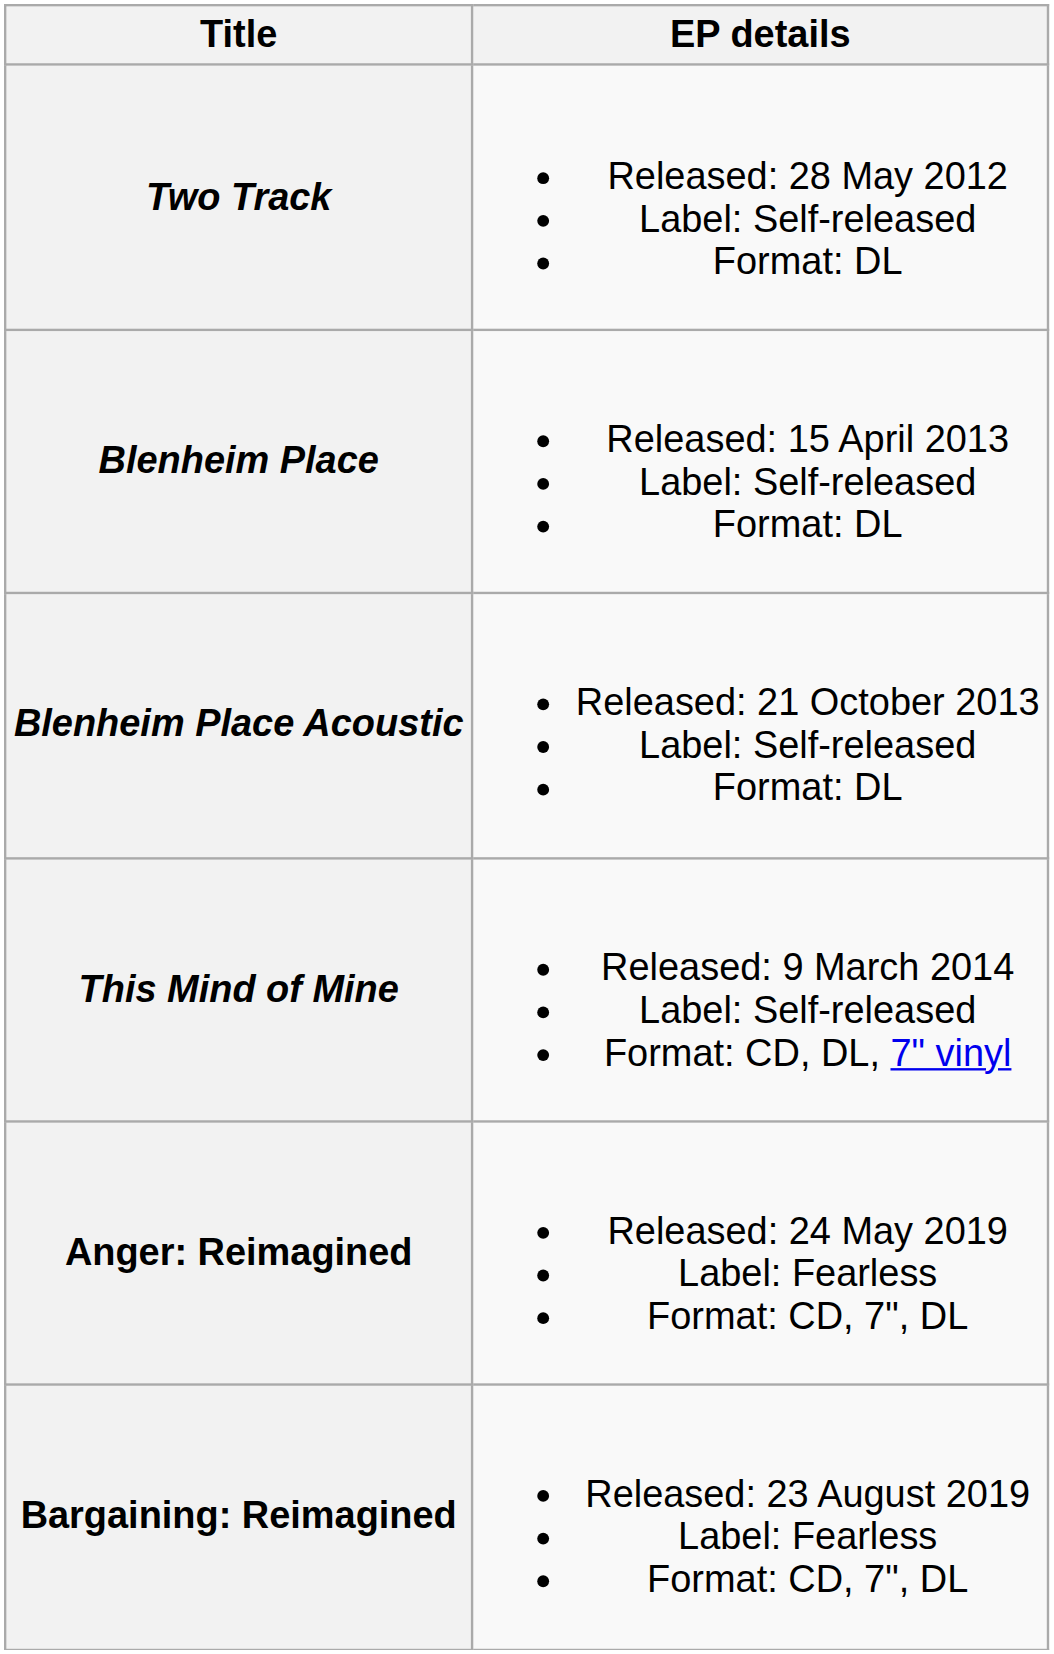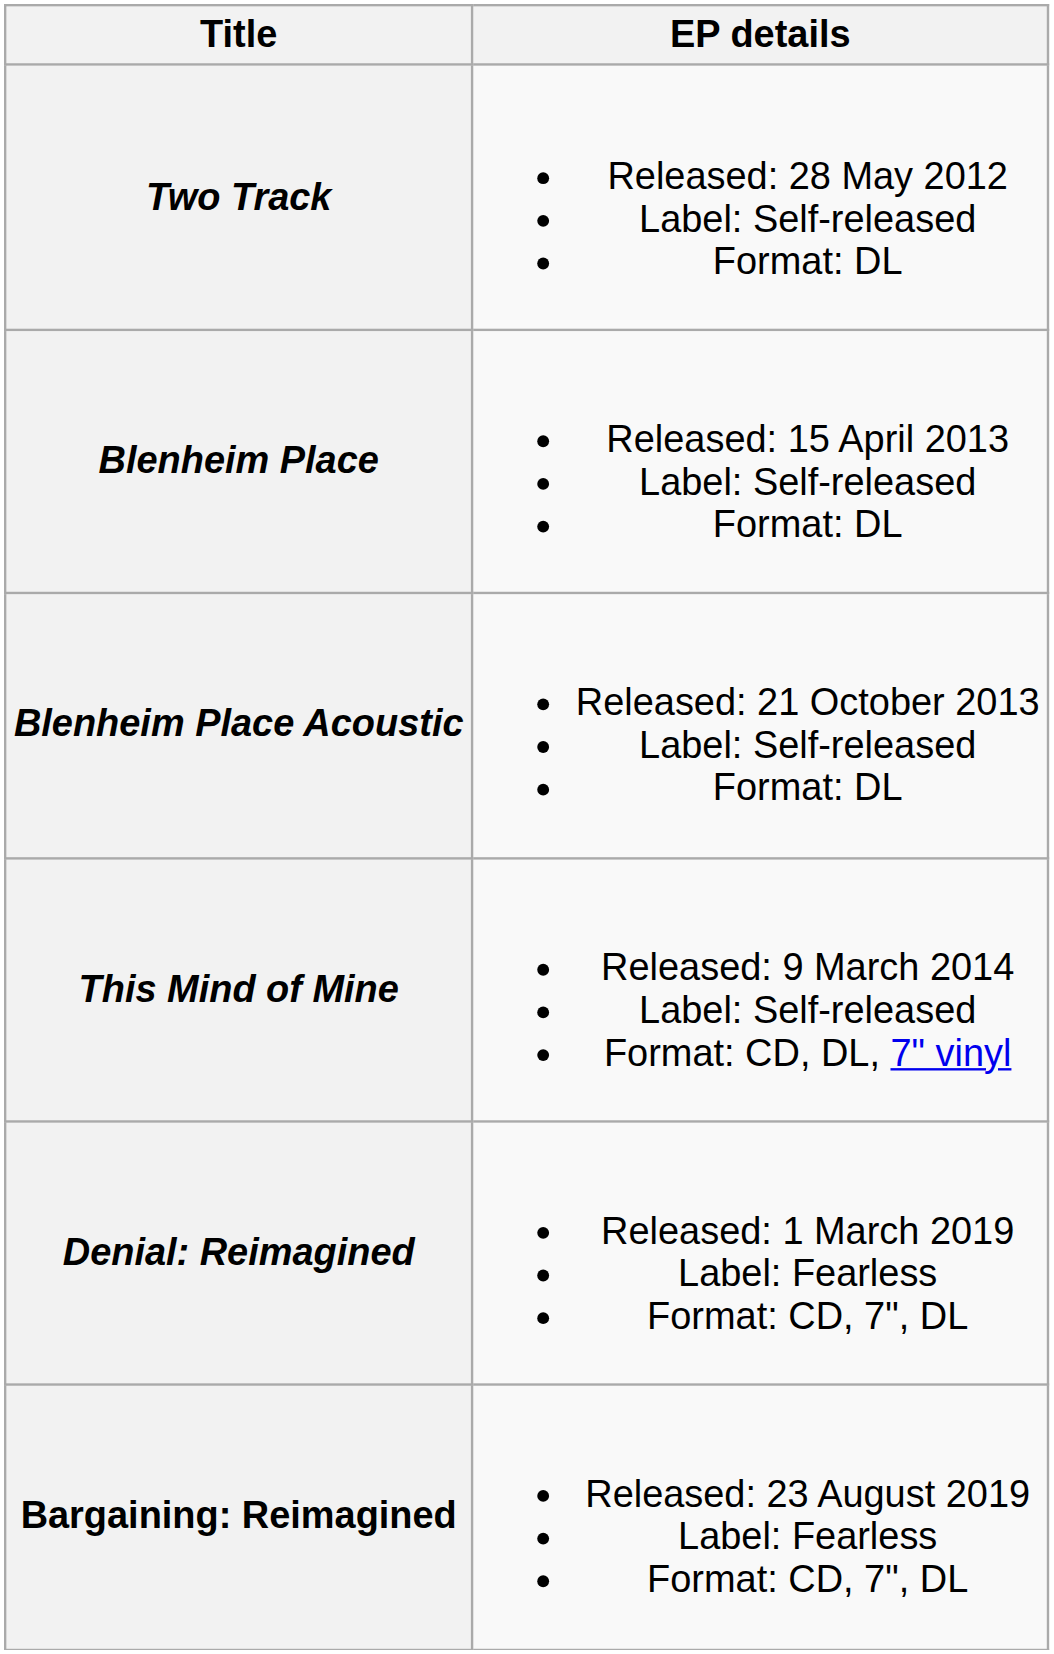+ row: (239, 1252)
- row: (239, 1252)
